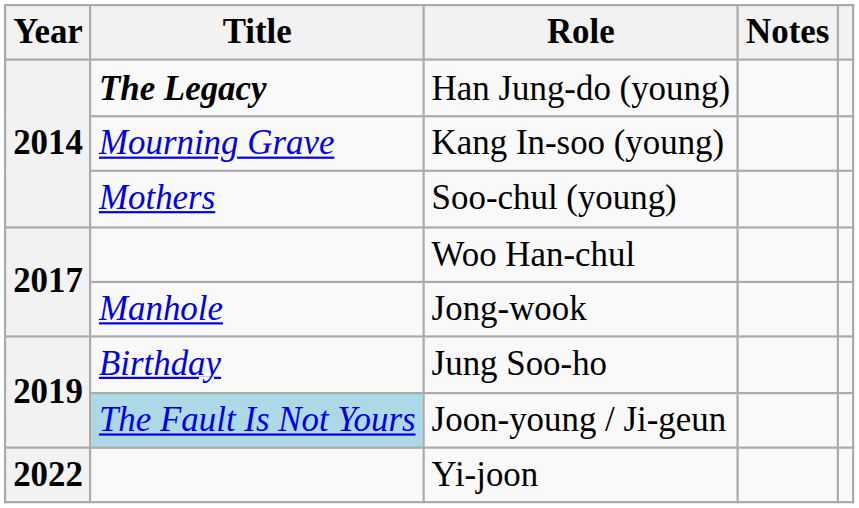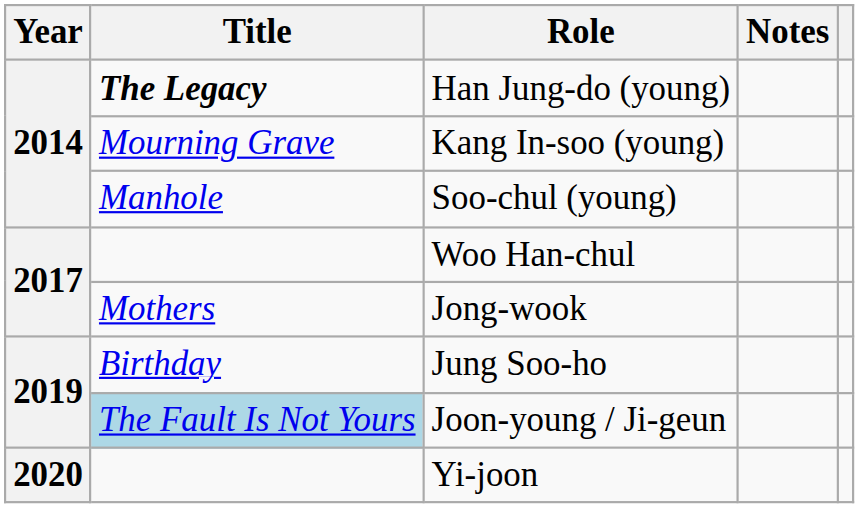(157, 198) Mothers -> (161, 198) Manhole
(161, 308) Manhole -> (157, 308) Mothers
(48, 474) 2022 -> (48, 474) 2020
